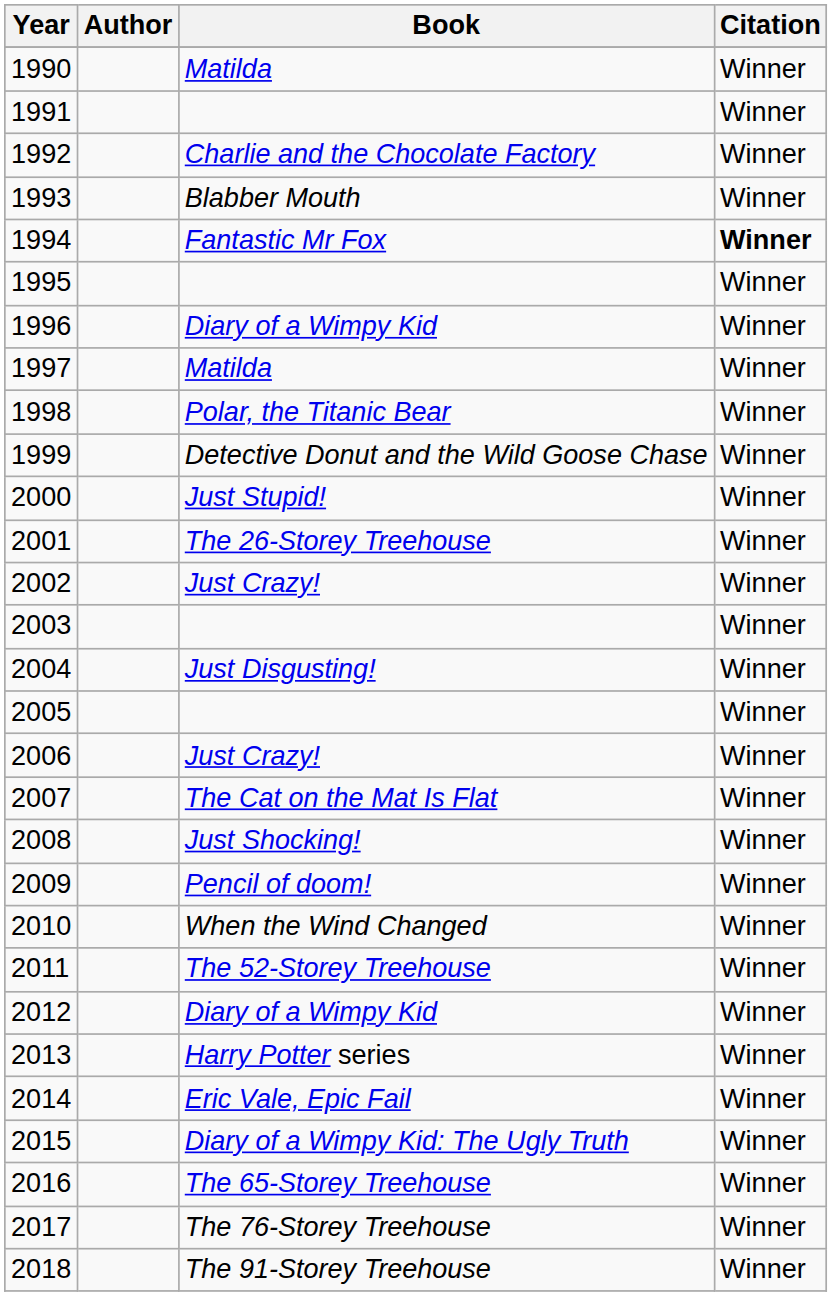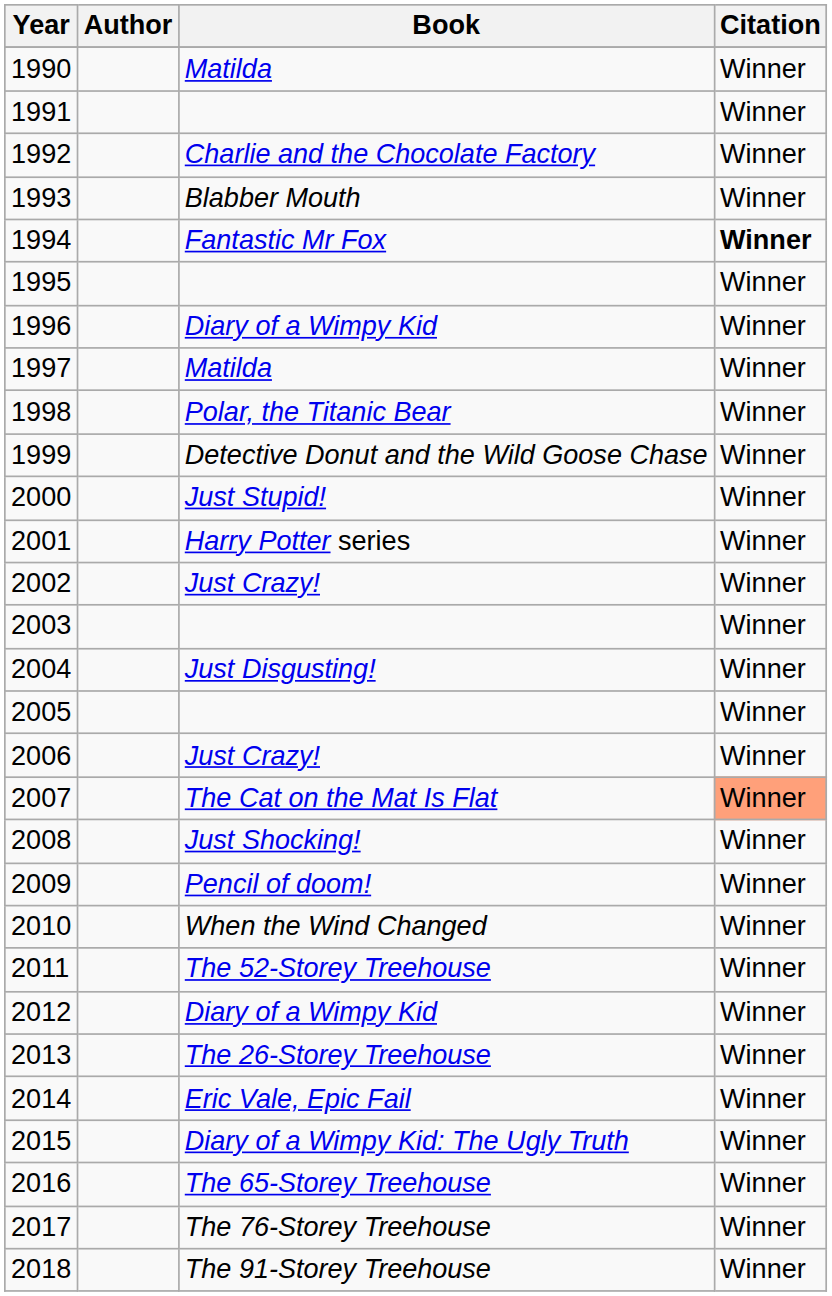(338, 540) The 26-Storey Treehouse -> (297, 540) Harry Potter series
(763, 797) no background -> (763, 797) lightsalmon background
(297, 1055) Harry Potter series -> (338, 1055) The 26-Storey Treehouse
